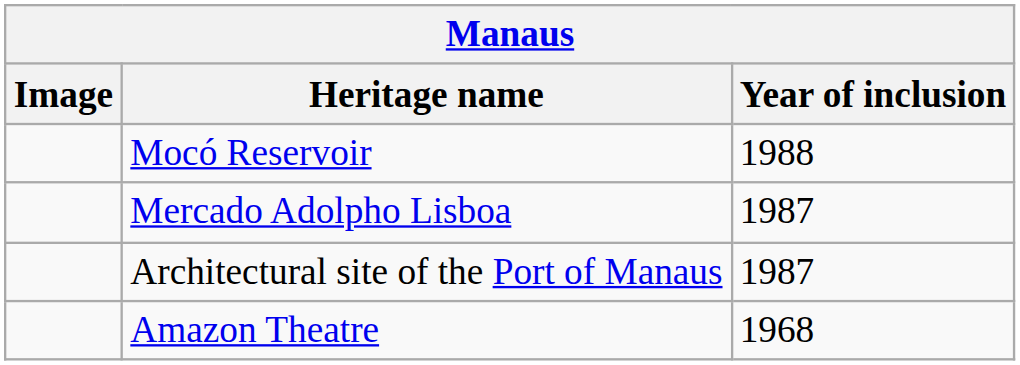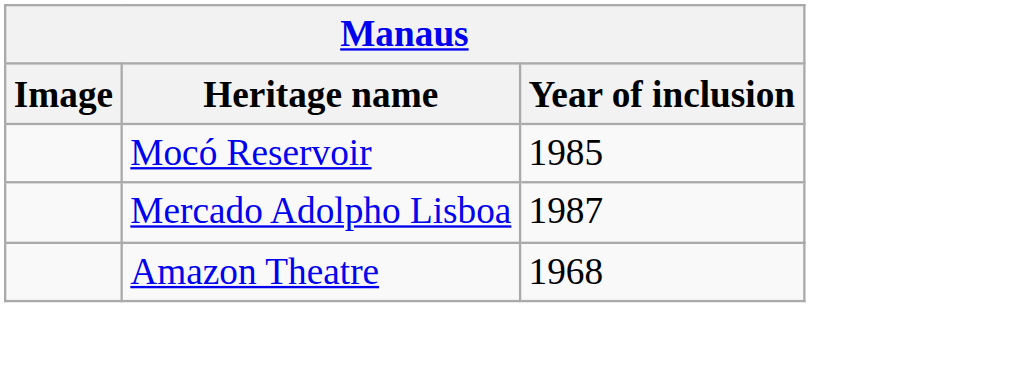(777, 152) 1988 -> (566, 152) 1985
- row: (426, 270)
